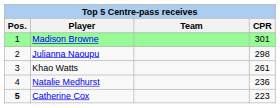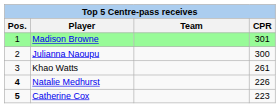(262, 54) 298 -> (262, 54) 300
(17, 82) normal -> (17, 82) bold
(262, 82) 236 -> (262, 82) 226
